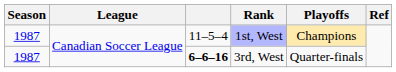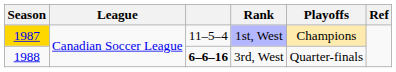(27, 35) no background -> (27, 35) gold background
(27, 56) 1987 -> (27, 56) 1988
